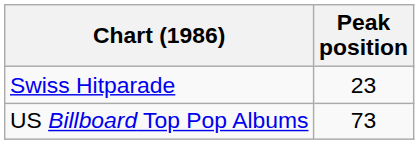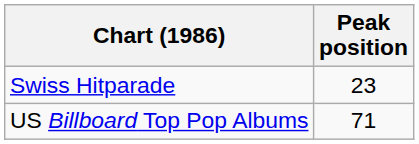(363, 120) 73 -> (363, 120) 71
